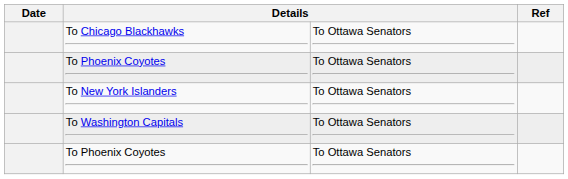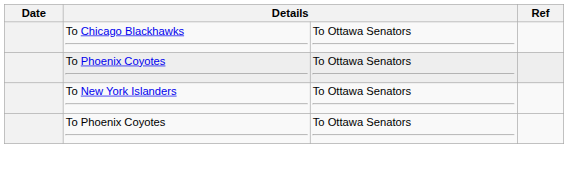- row: (34, 128)
